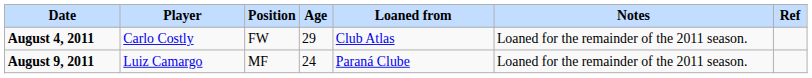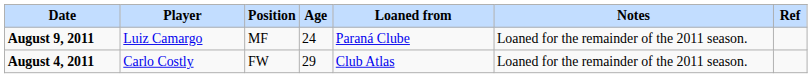rows swapped: (51, 38) <-> (51, 61)
